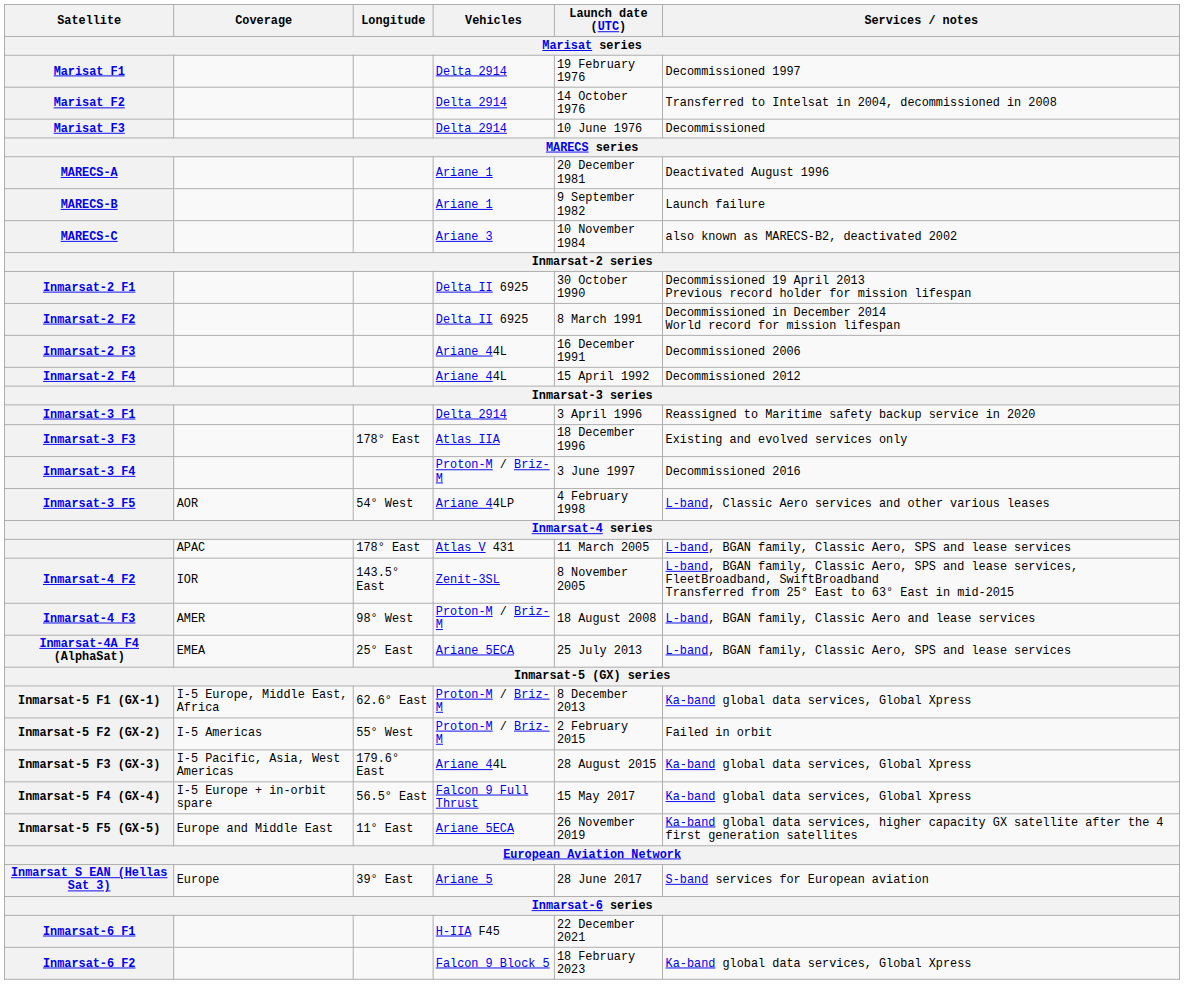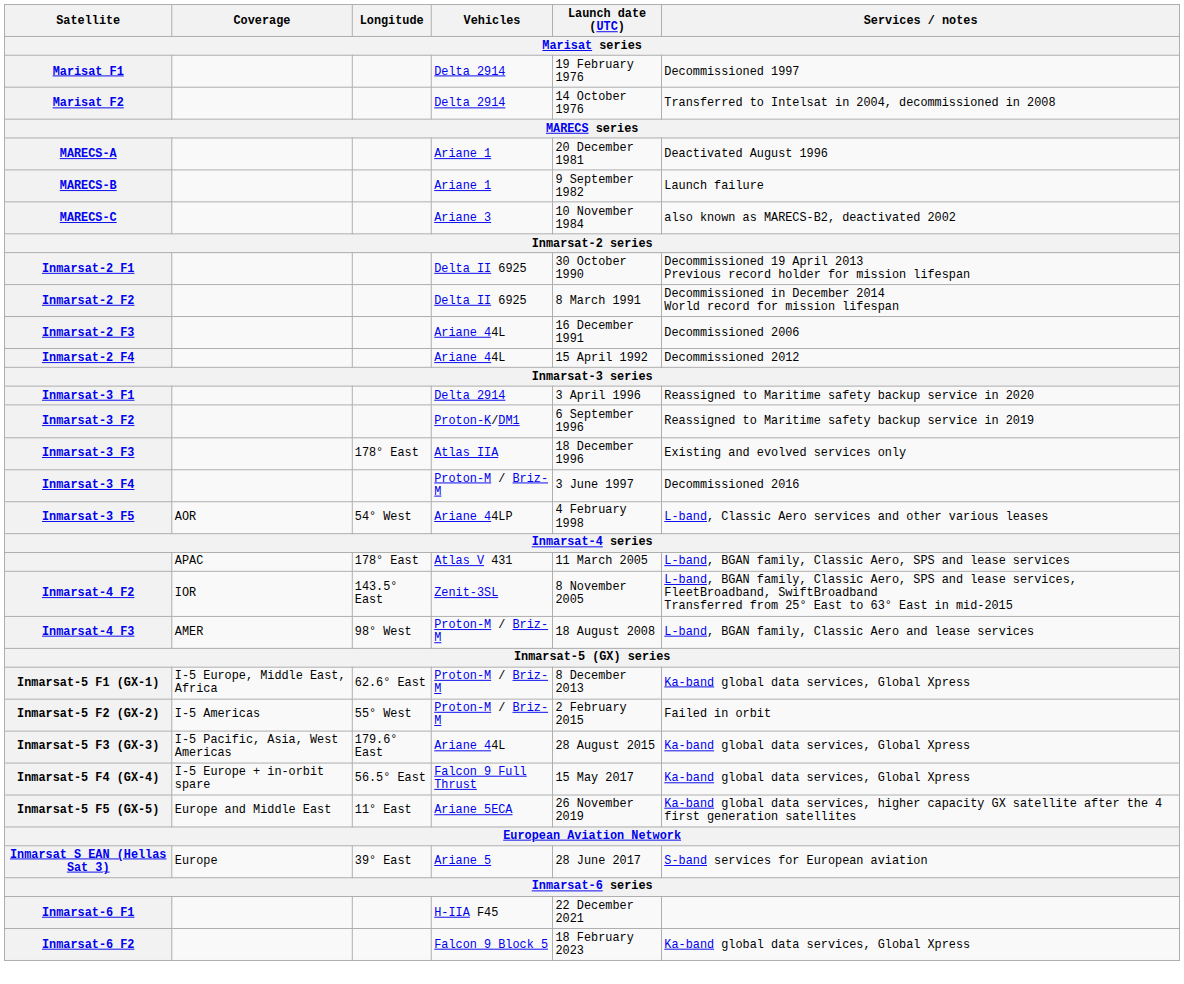- row: (89, 128)
+ row: (88, 421)
- row: (89, 651)
